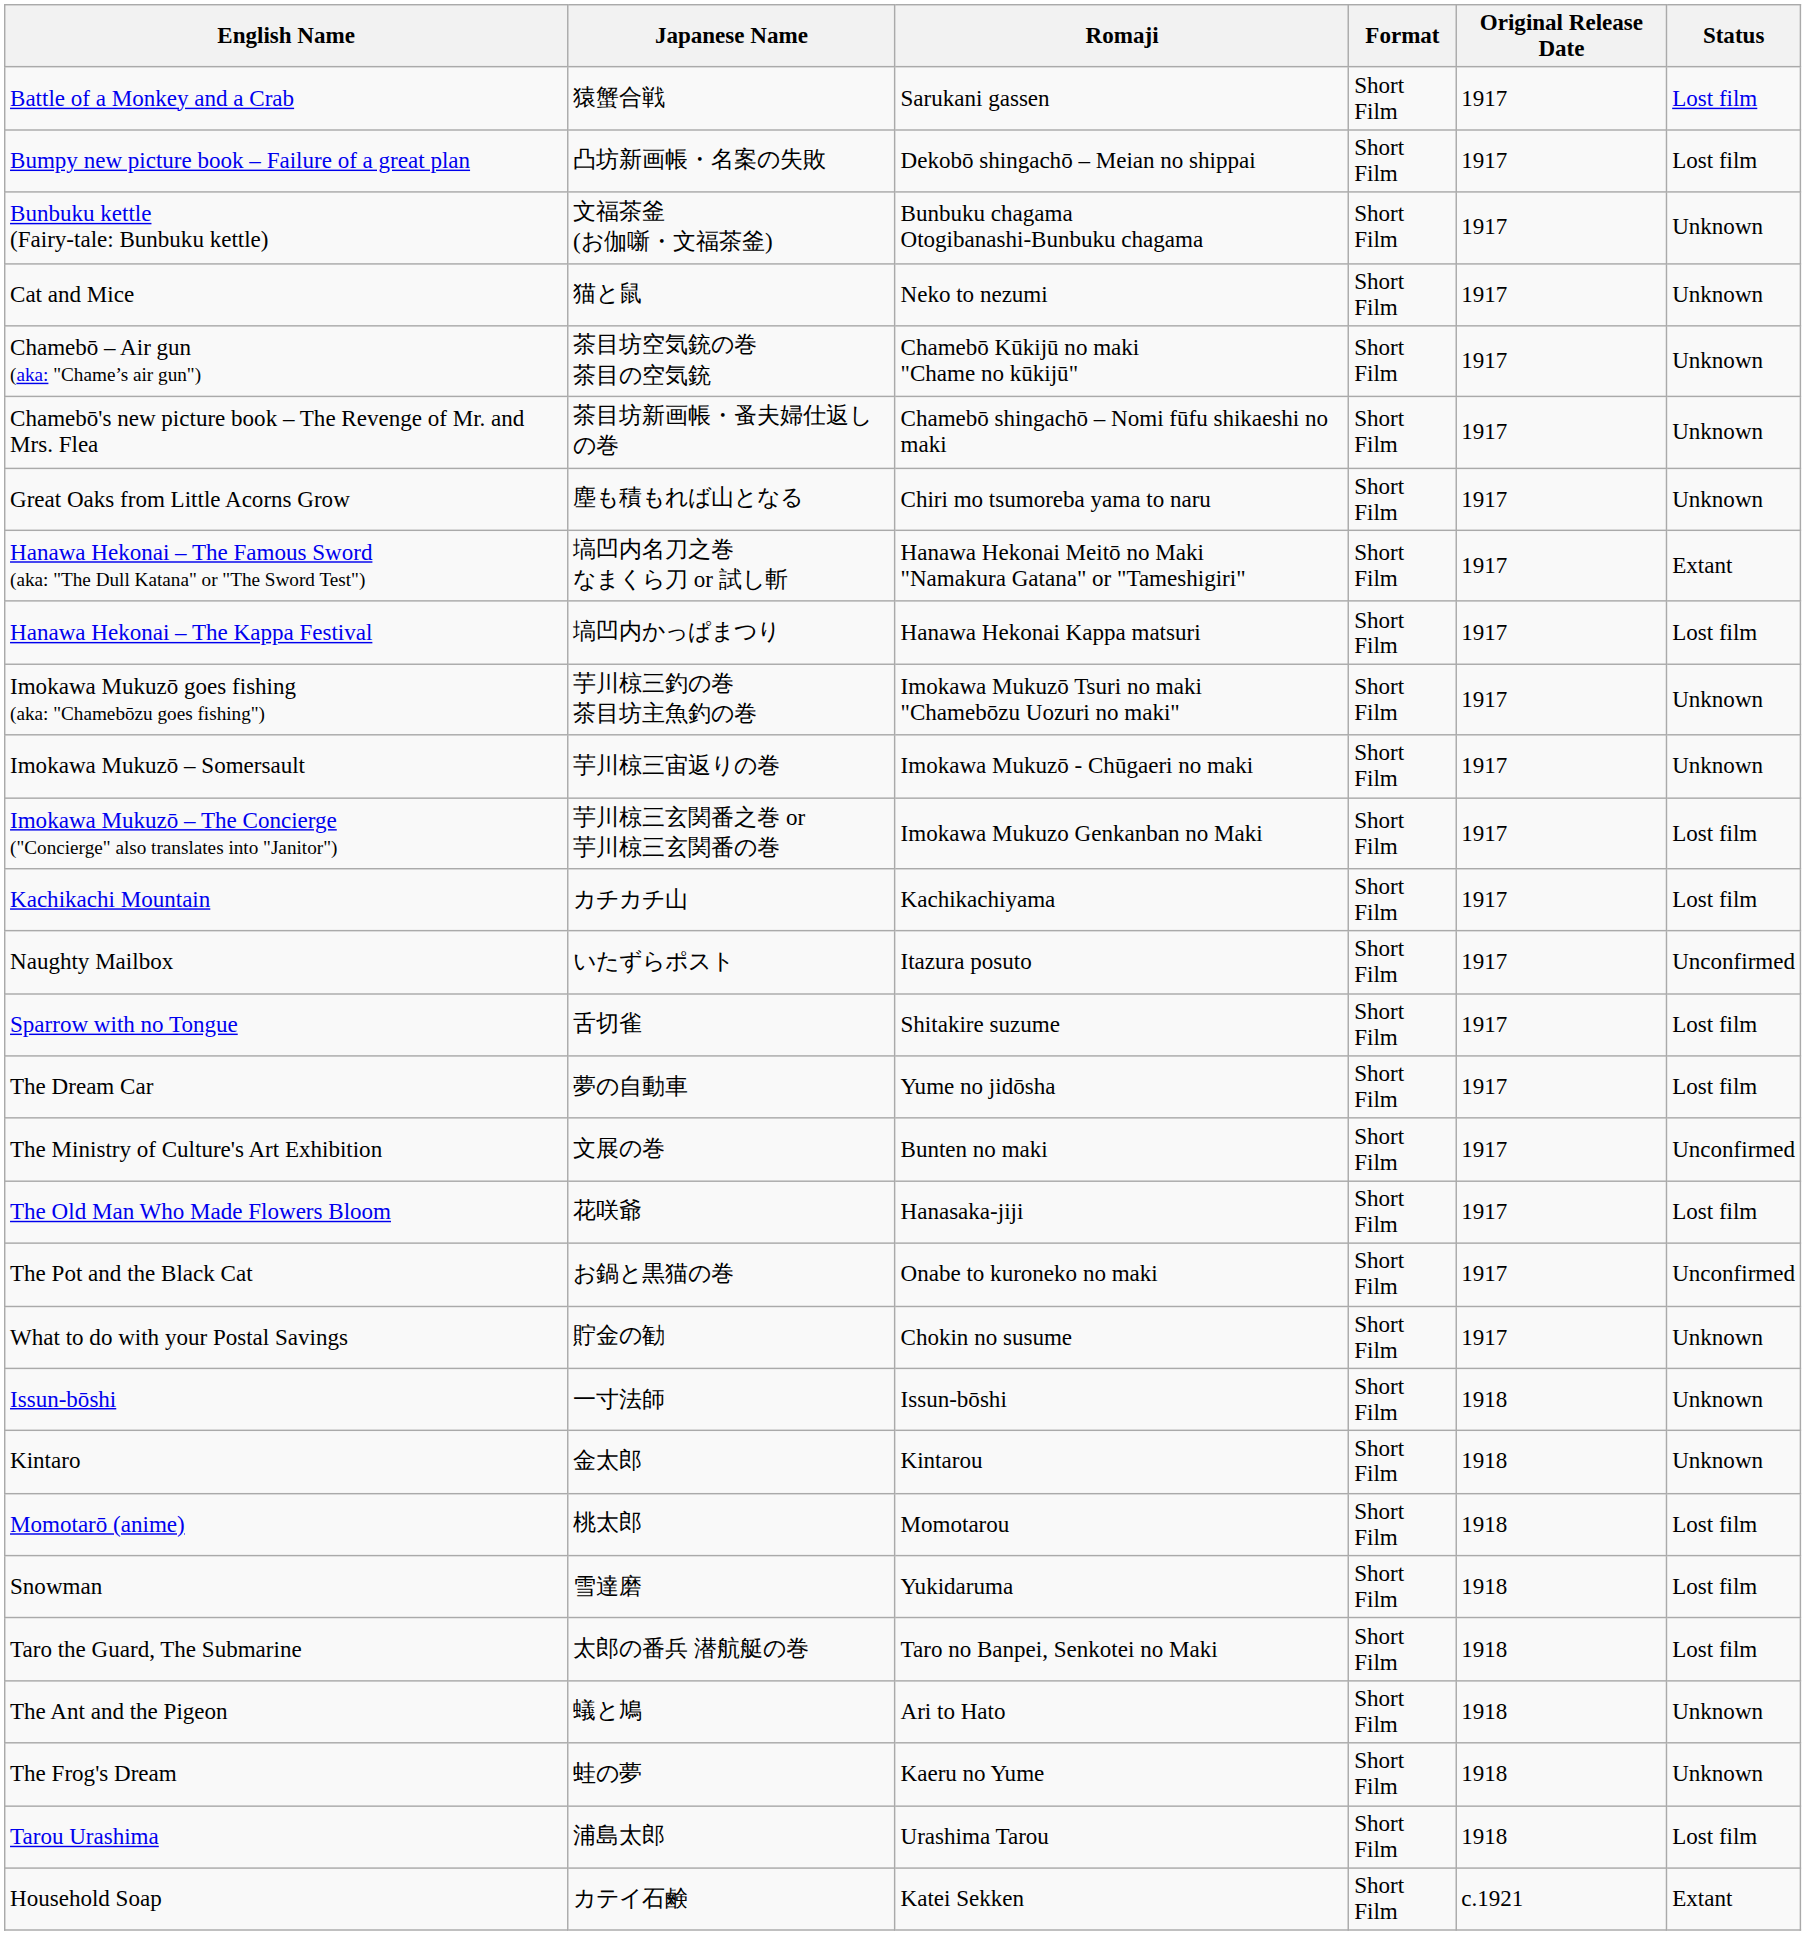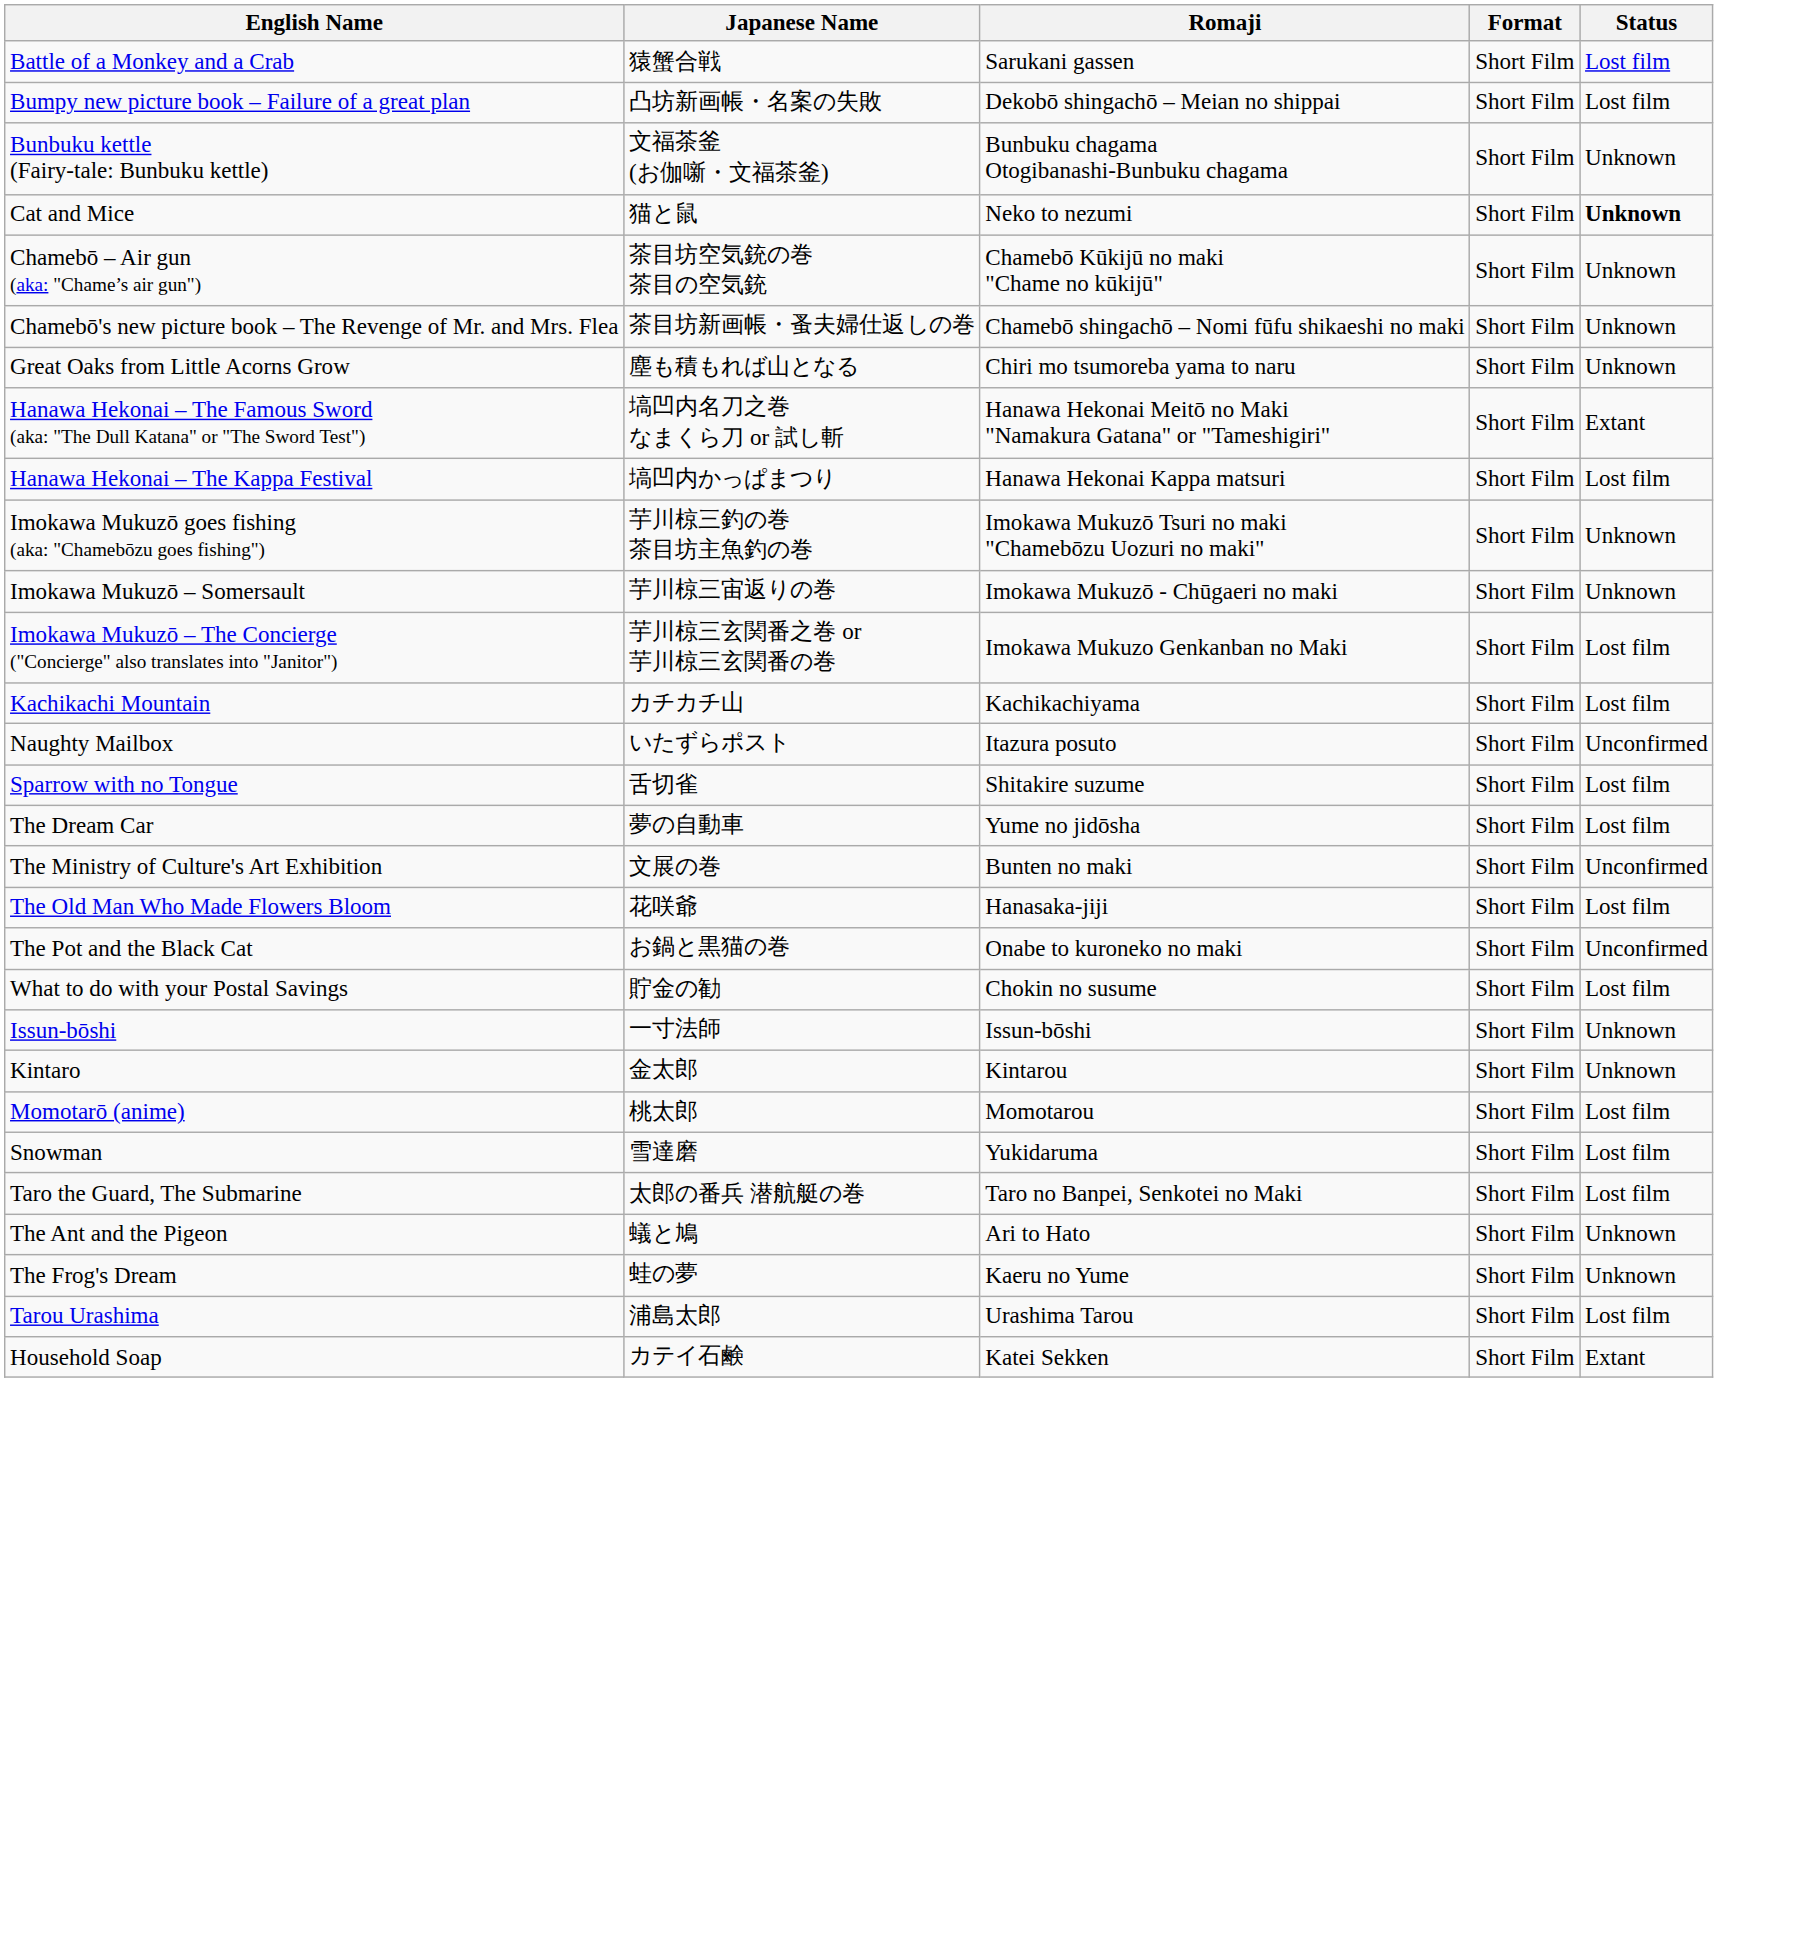- column: (1561, 35)
(1718, 294) normal -> (1633, 214) bold
(1718, 1336) Unknown -> (1628, 989) Lost film
